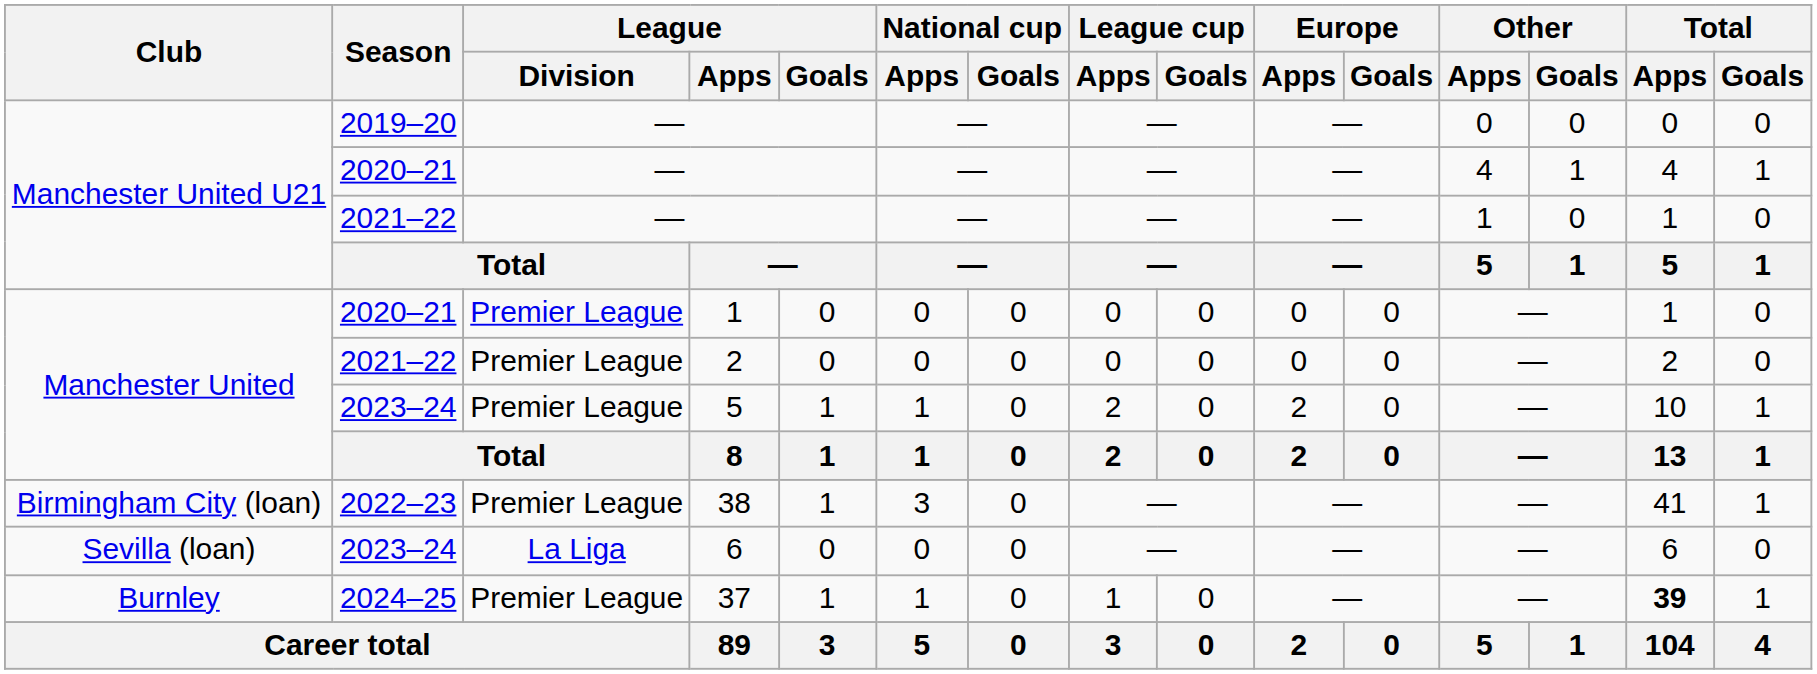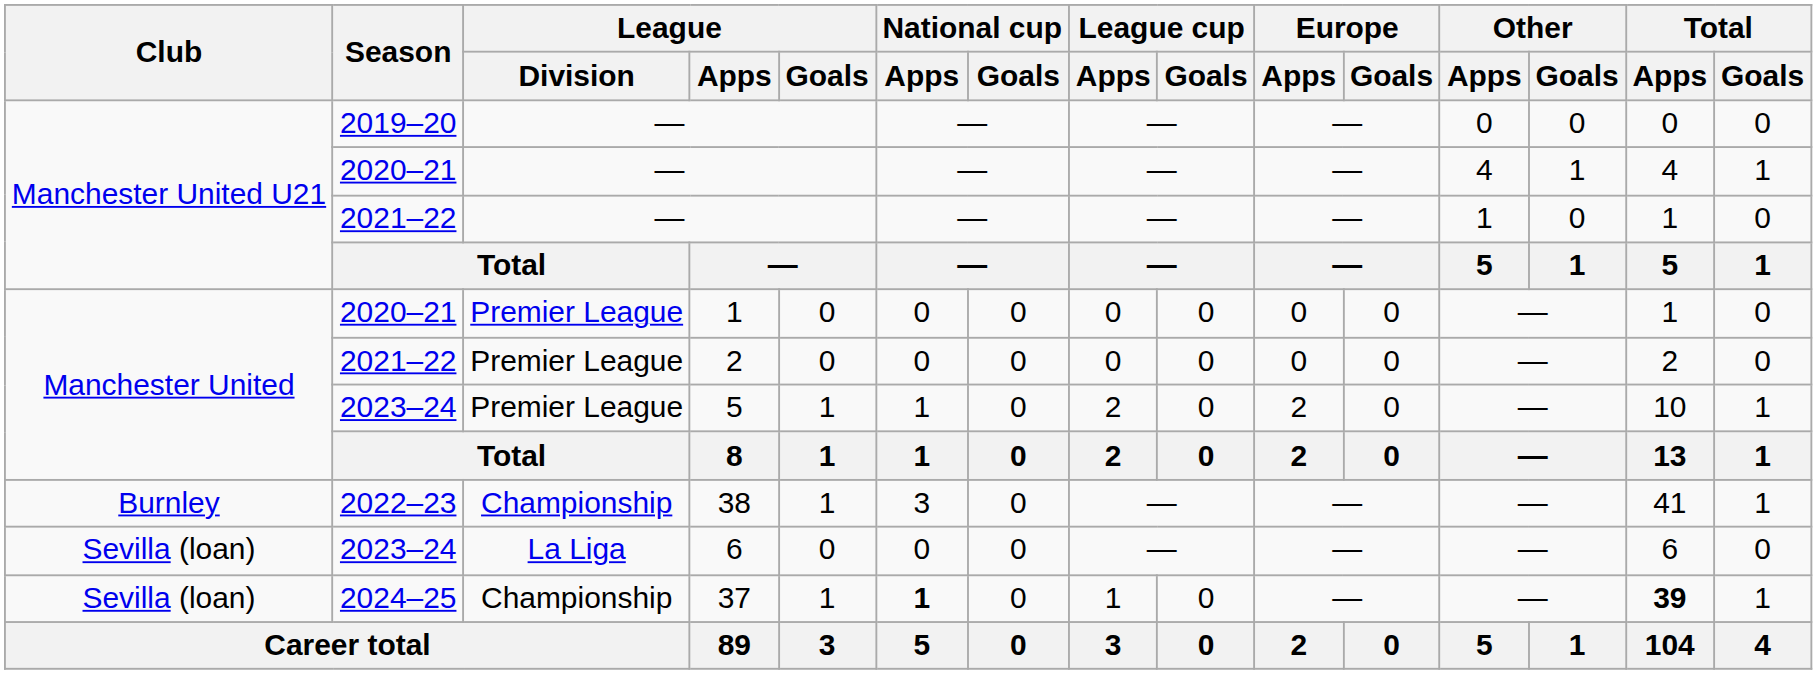(169, 502) Birmingham City (loan) -> (169, 502) Burnley
(577, 502) Premier League -> (577, 502) Championship
(169, 597) Burnley -> (169, 597) Sevilla (loan)
(577, 597) Premier League -> (577, 597) Championship
(922, 597) normal -> (922, 597) bold
